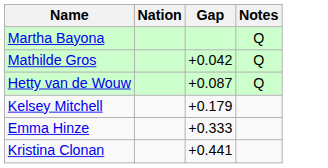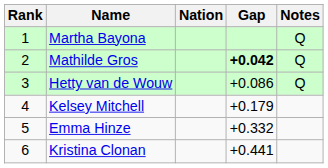+ column: (25, 15)
(210, 60) normal -> (252, 60) bold
(210, 83) +0.087 -> (252, 83) +0.086
(210, 128) +0.333 -> (252, 128) +0.332
